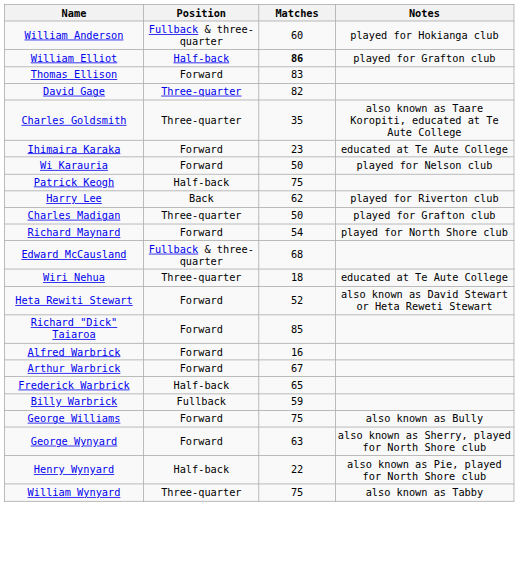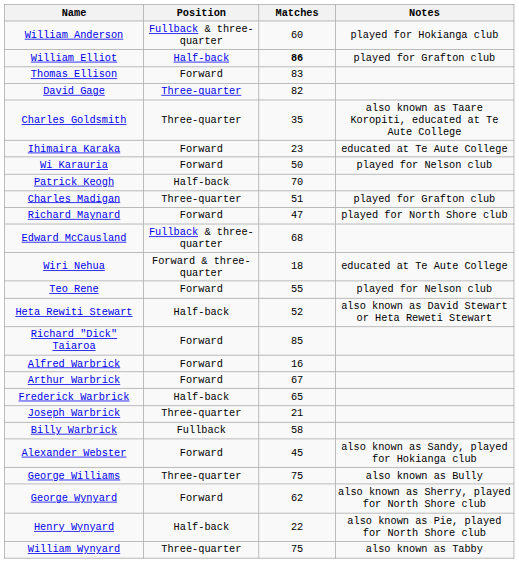(297, 182) 75 -> (297, 182) 70
- row: (74, 199)
(297, 216) 50 -> (297, 199) 51
(297, 232) 54 -> (297, 216) 47
(201, 278) Three-quarter -> (201, 267) Forward & three-quarter
+ row: (74, 290)
(201, 300) Forward -> (201, 312) Half-back
+ row: (74, 414)
(297, 402) 59 -> (297, 430) 58
+ row: (74, 453)
(201, 419) Forward -> (201, 476) Three-quarter
(297, 441) 63 -> (297, 498) 62
